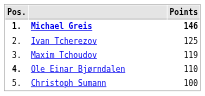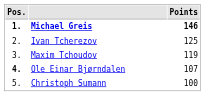(191, 69) 110 -> (191, 69) 107
